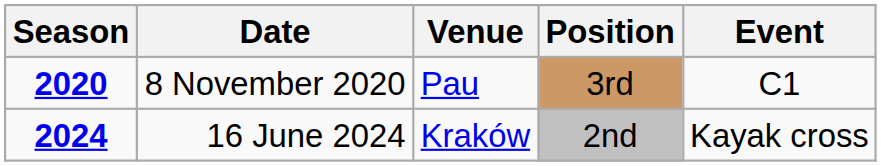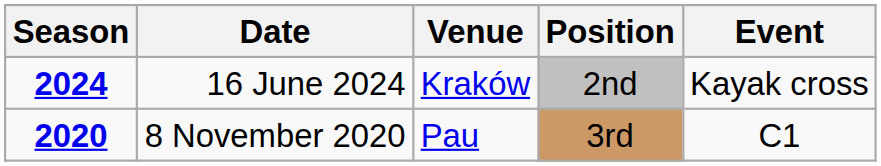rows swapped: (275, 83) <-> (306, 135)
